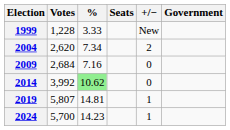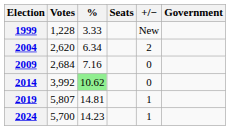(92, 47) 7.34 -> (92, 47) 6.34
